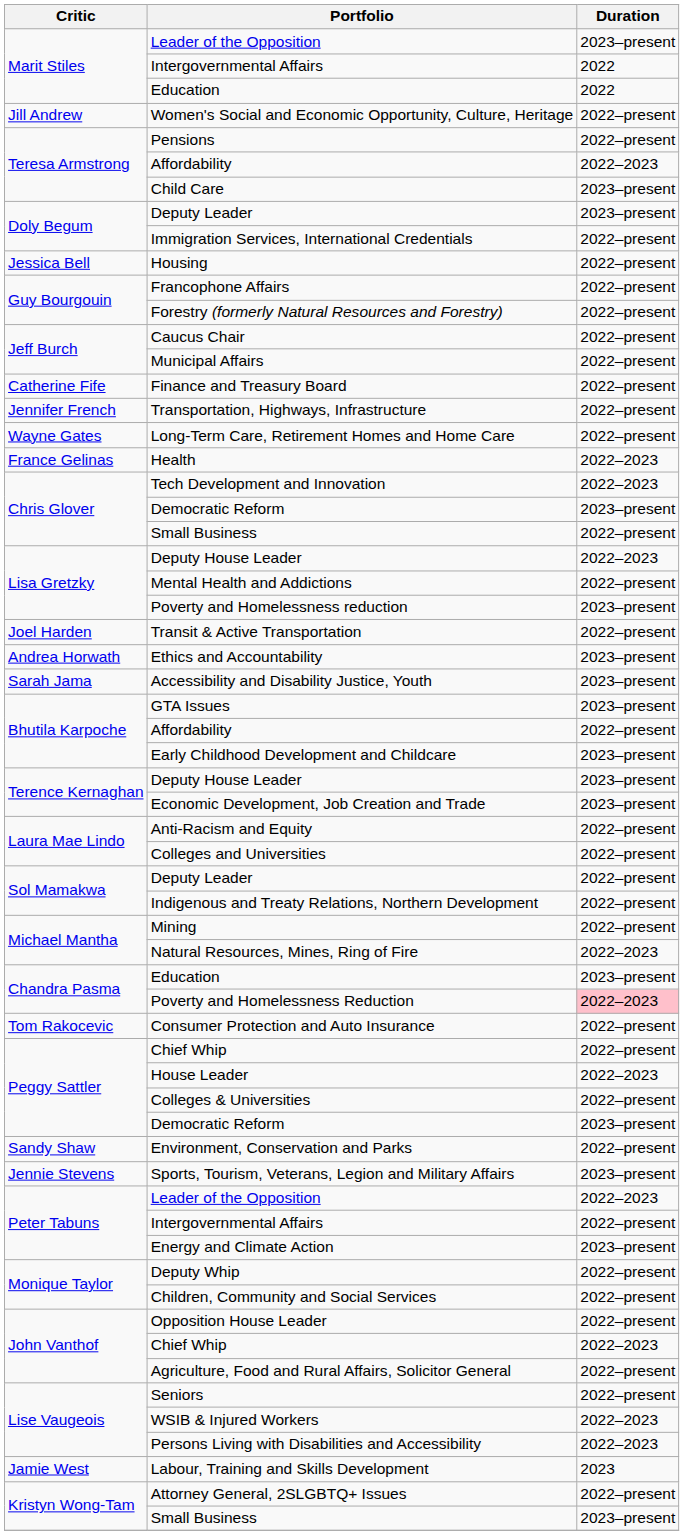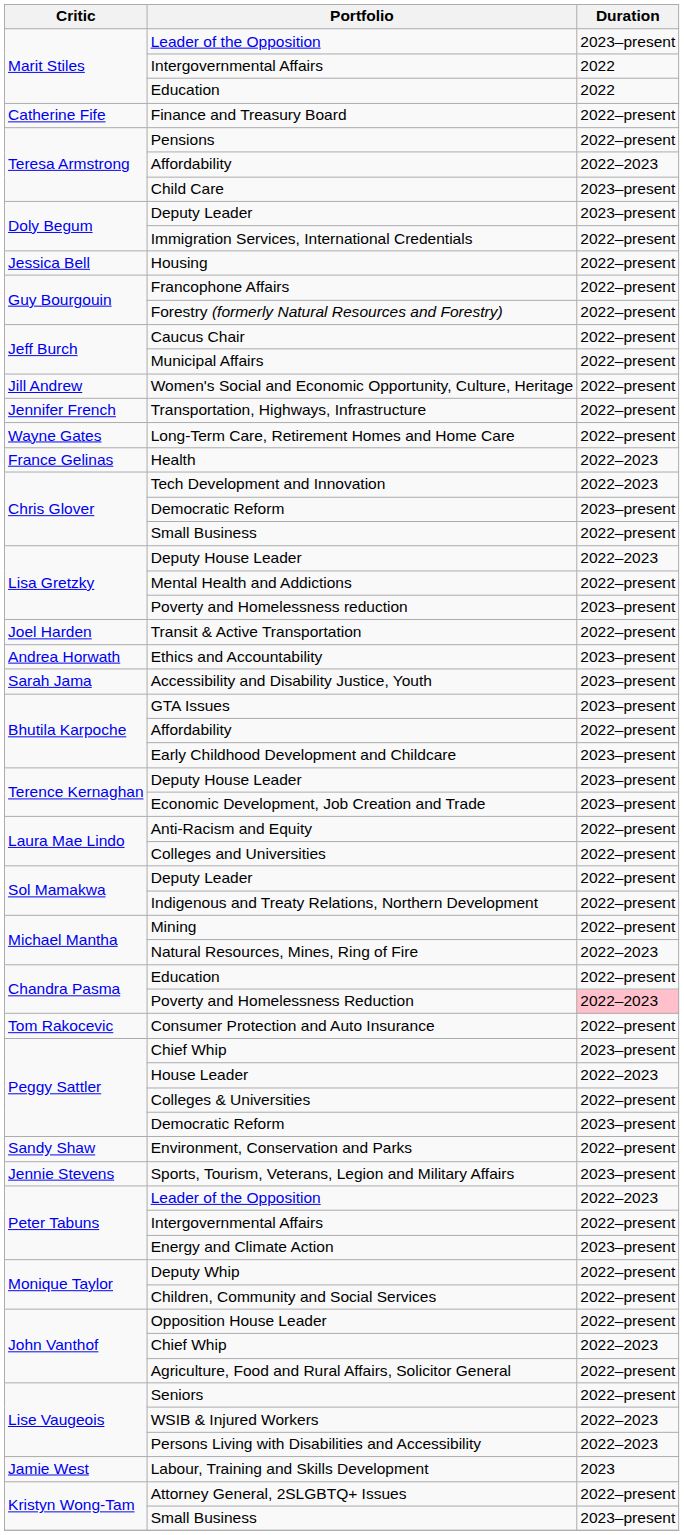rows swapped: (45, 115) <-> (57, 386)
(628, 976) 2023–present -> (628, 976) 2022–present
(628, 1050) 2022–present -> (628, 1050) 2023–present
